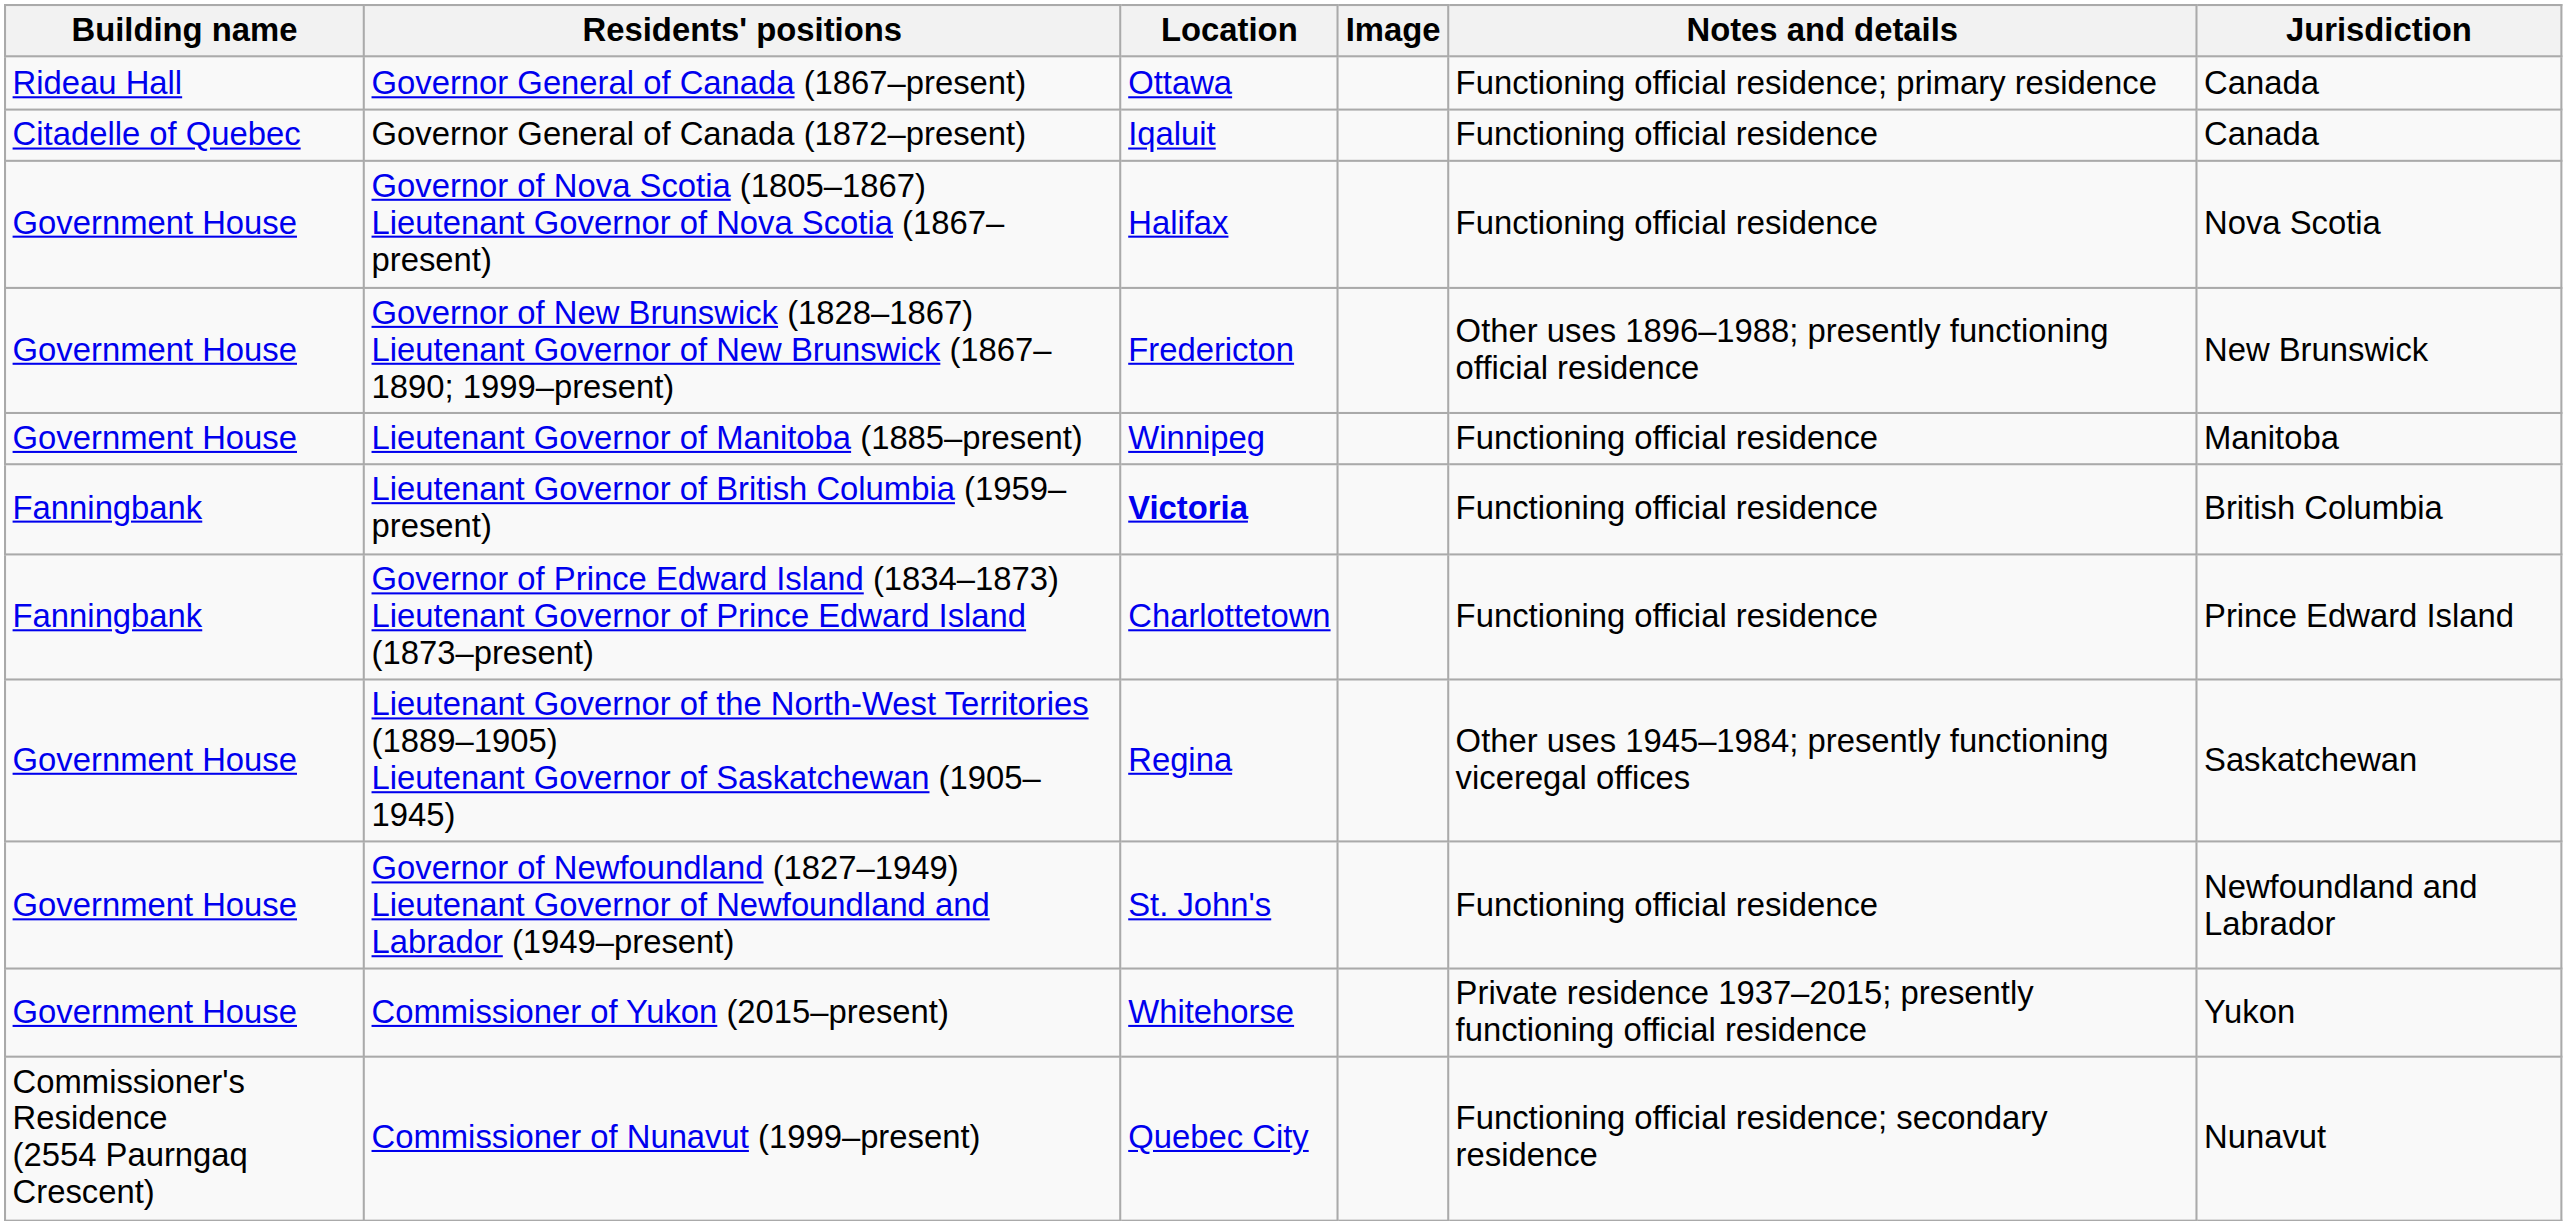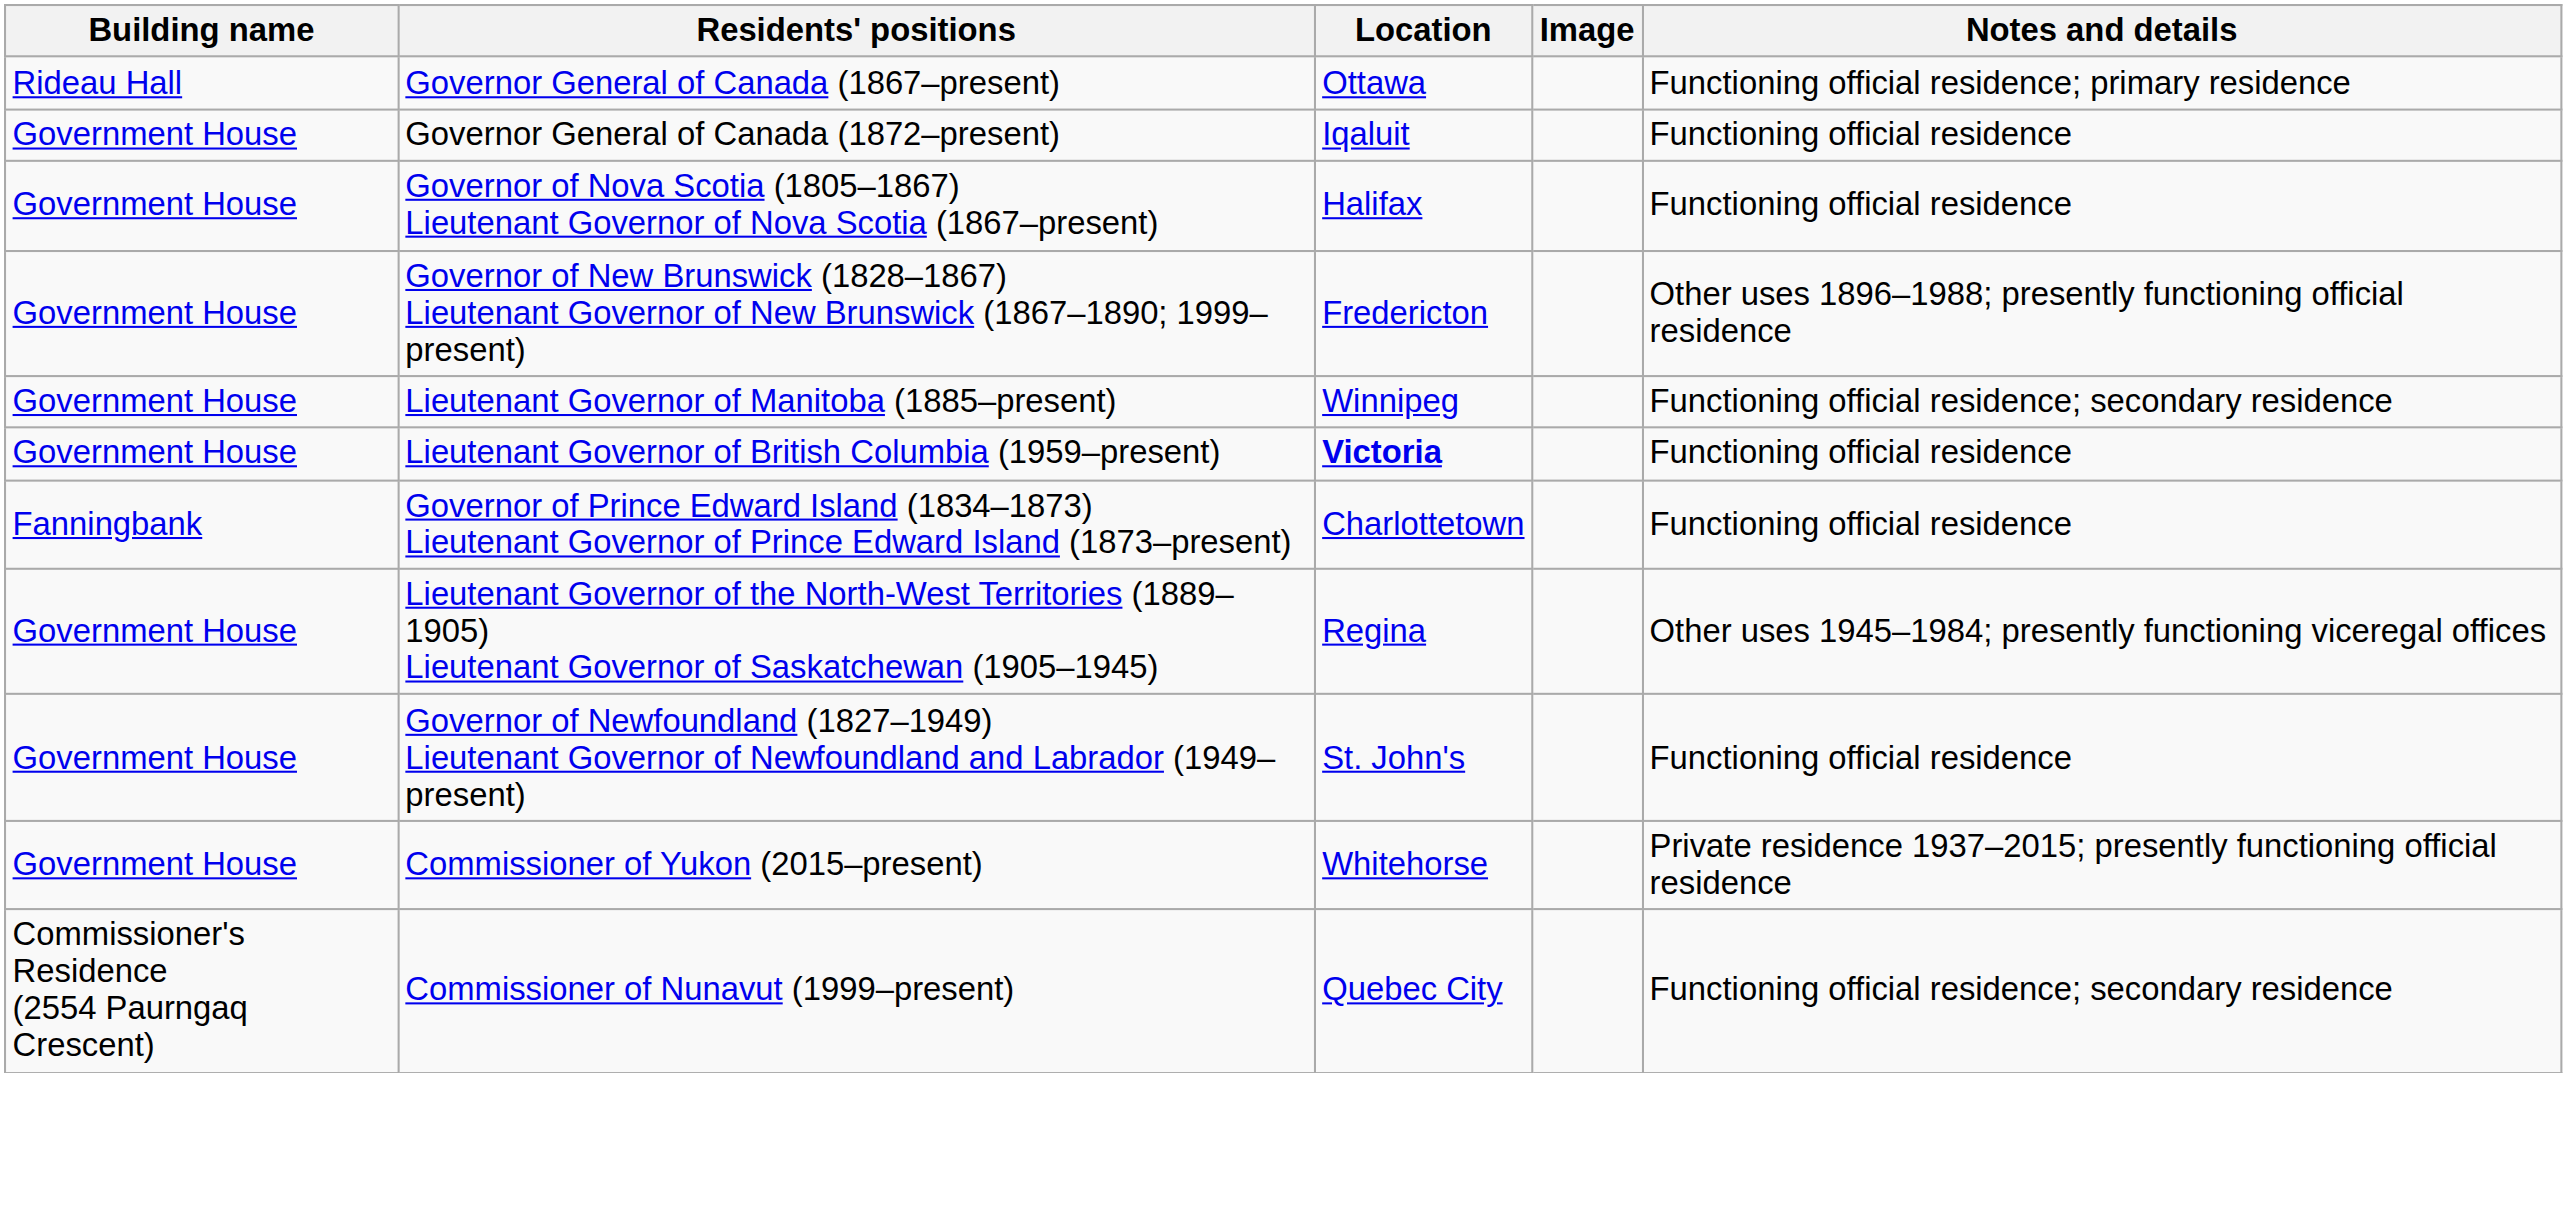- column: (2379, 30)
(157, 134) Citadelle of Quebec -> (155, 134) Government House
(1667, 438) Functioning official residence -> (2021, 401) Functioning official residence; secondary residence
(107, 508) Fanningbank -> (155, 453) Government House
